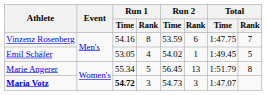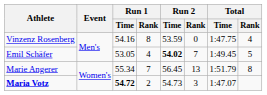(196, 40) 6 -> (196, 40) 0
(250, 40) 7 -> (250, 40) 4
(172, 54) normal -> (172, 54) bold
(196, 54) 1 -> (196, 54) 7
(149, 69) 5 -> (149, 69) 7
(149, 83) 3 -> (149, 83) 2
